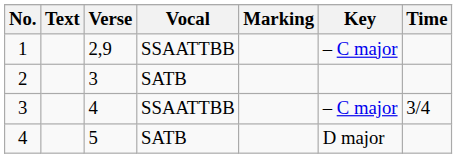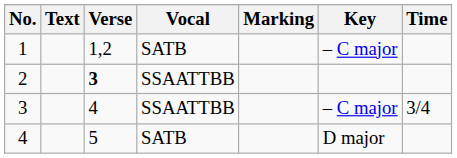(100, 49) 2,9 -> (100, 49) 1,2
(188, 49) SSAATTBB -> (164, 49) SATB
(93, 78) normal -> (93, 78) bold
(164, 78) SATB -> (188, 78) SSAATTBB
